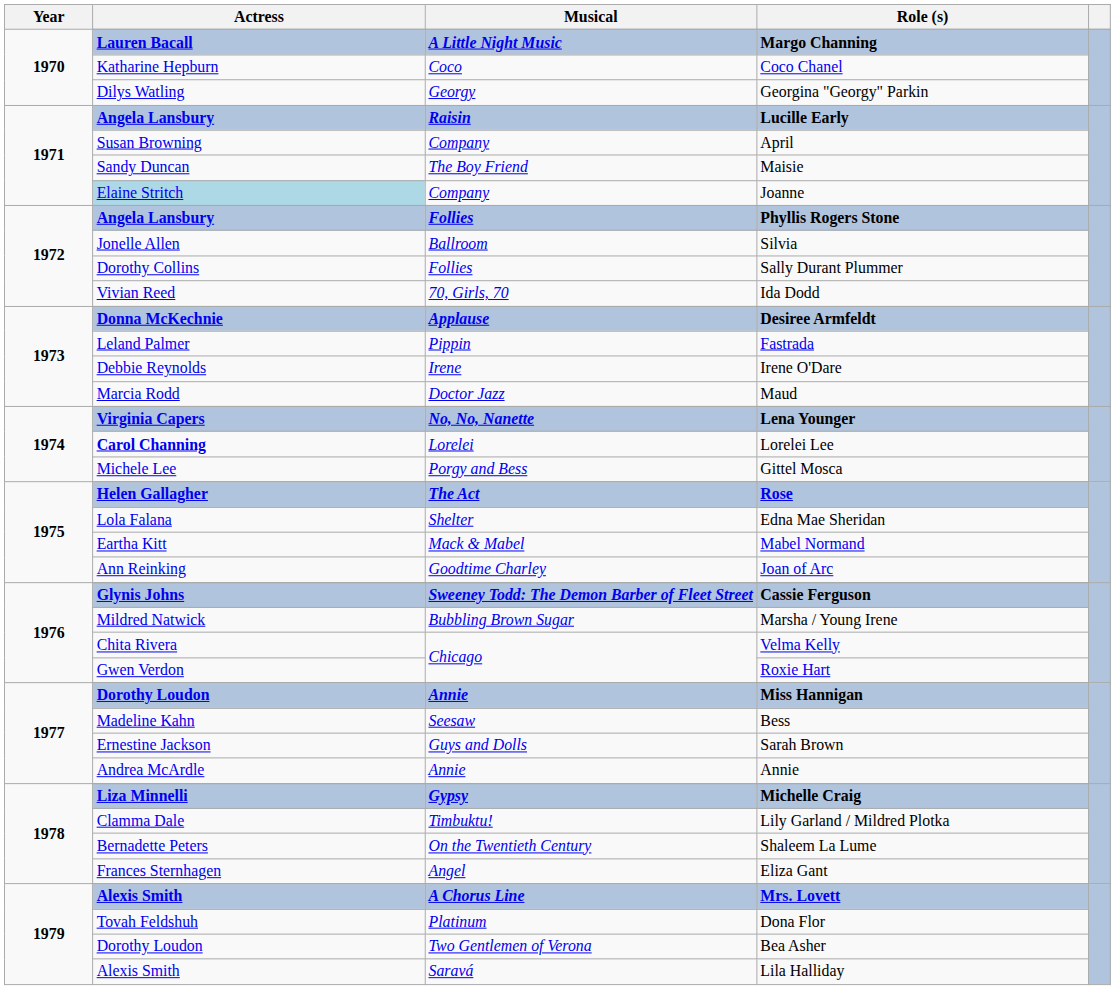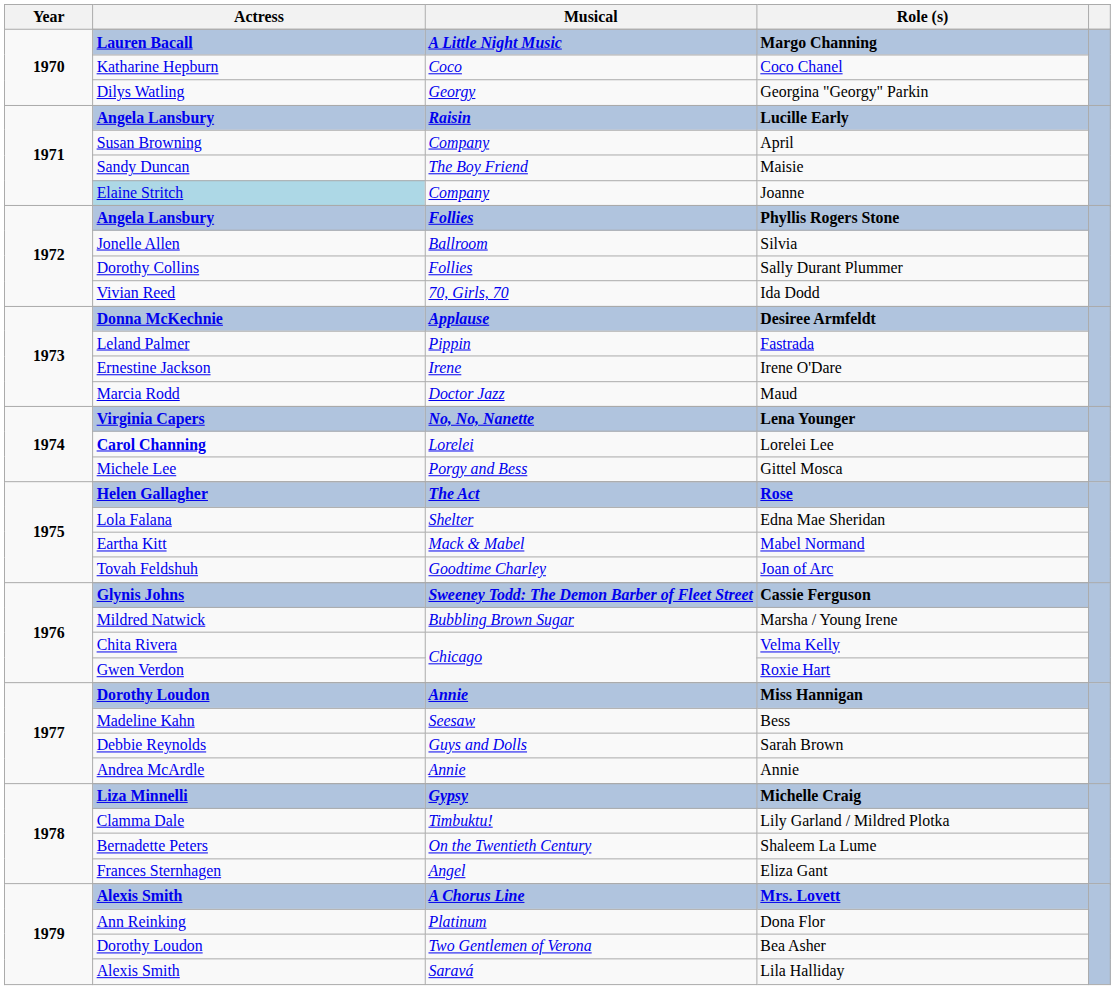(151, 368) Debbie Reynolds -> (154, 368) Ernestine Jackson
(141, 569) Ann Reinking -> (147, 569) Tovah Feldshuh
(154, 745) Ernestine Jackson -> (151, 745) Debbie Reynolds
(147, 921) Tovah Feldshuh -> (141, 921) Ann Reinking
